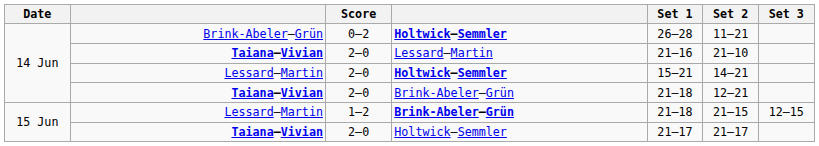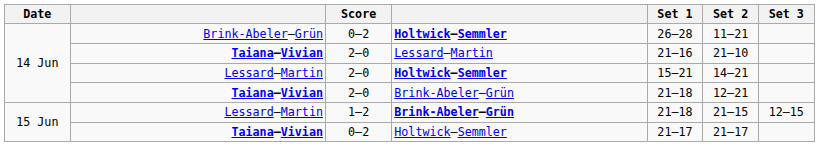(359, 132) 2–0 -> (359, 132) 0–2
